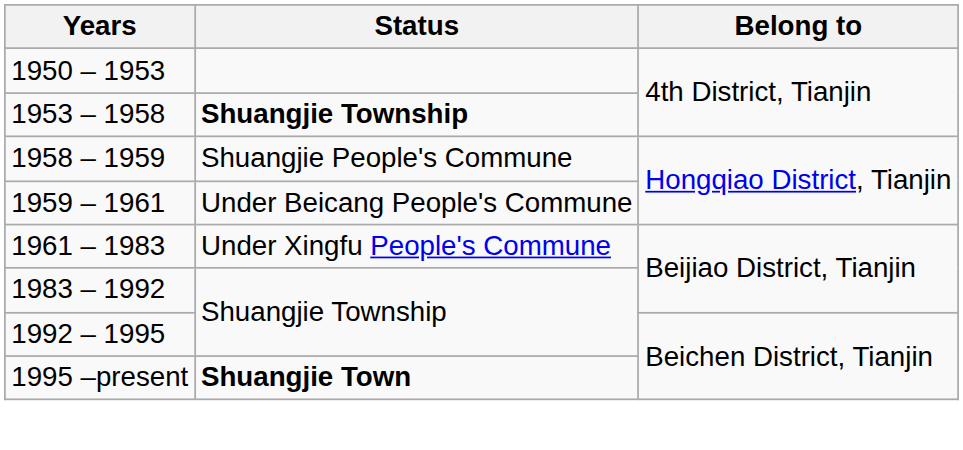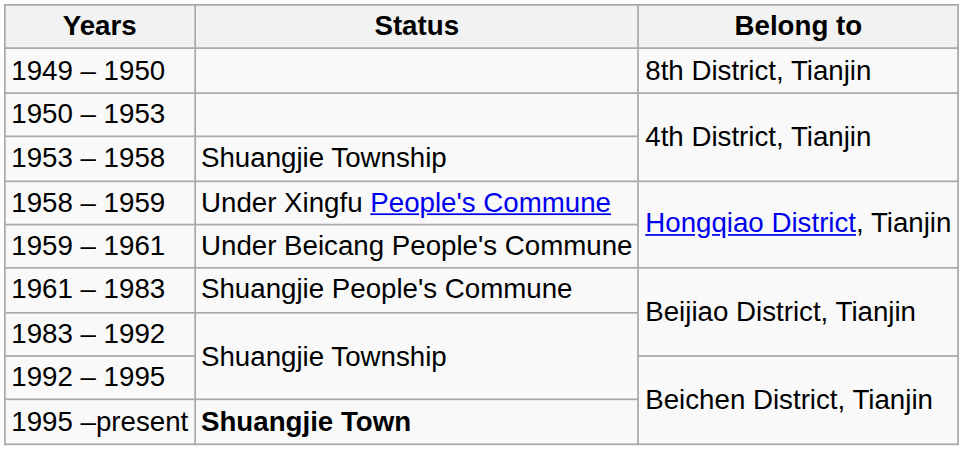+ row: (88, 70)
(335, 114) bold -> (324, 158) normal
(387, 158) Shuangjie People's Commune -> (406, 202) Under Xingfu People's Commune
(406, 245) Under Xingfu People's Commune -> (387, 289) Shuangjie People's Commune
